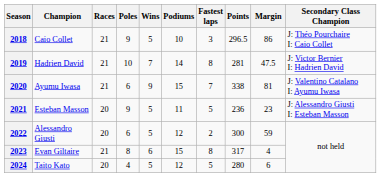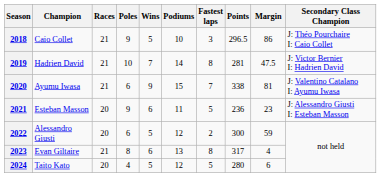(150, 109) 5 -> (150, 109) 6
(179, 151) 15 -> (179, 151) 13
